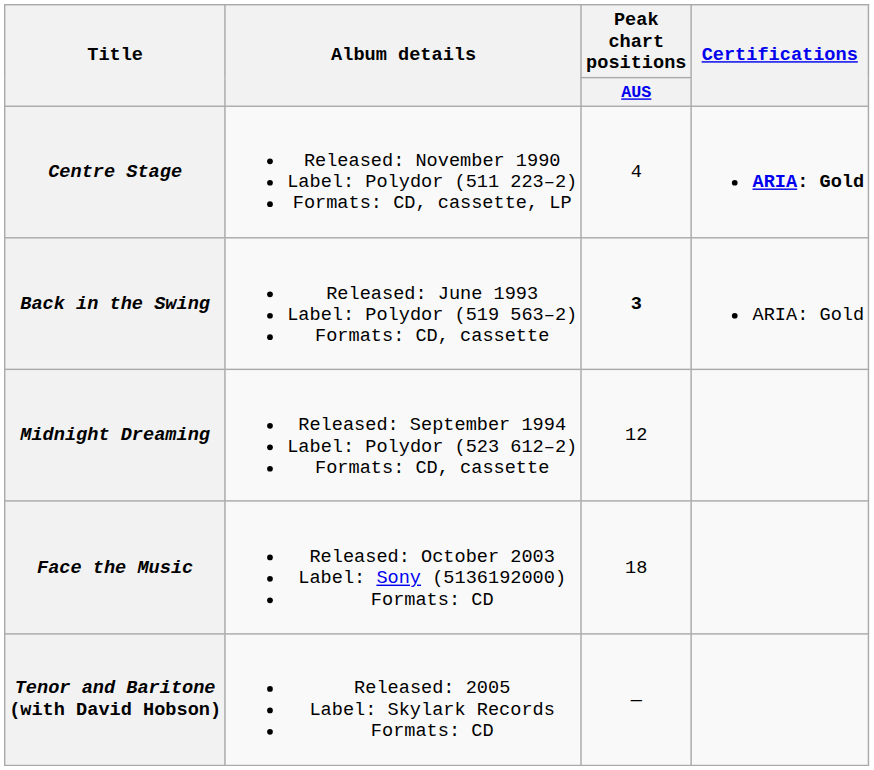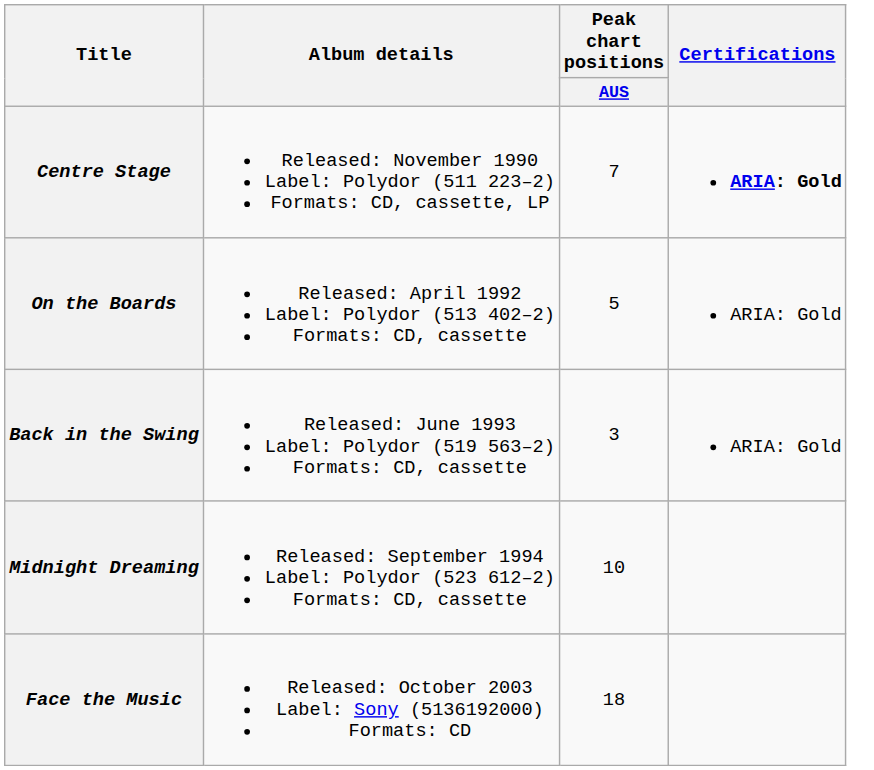(636, 172) 4 -> (614, 172) 7
+ row: (104, 304)
(636, 304) bold -> (614, 436) normal
(636, 436) 12 -> (614, 567) 10
- row: (115, 699)
